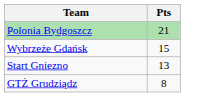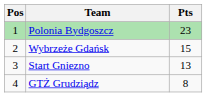+ column: (15, 13)
(164, 30) 21 -> (185, 30) 23
